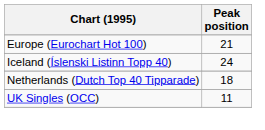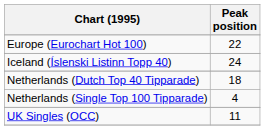(227, 44) 21 -> (235, 44) 22
+ row: (107, 98)
